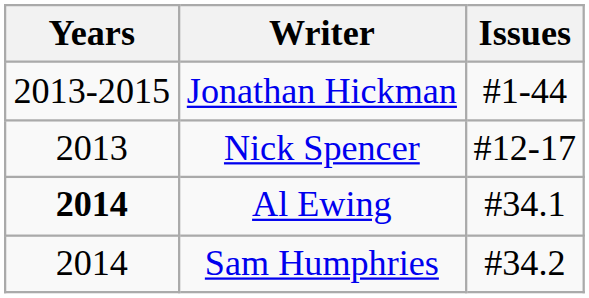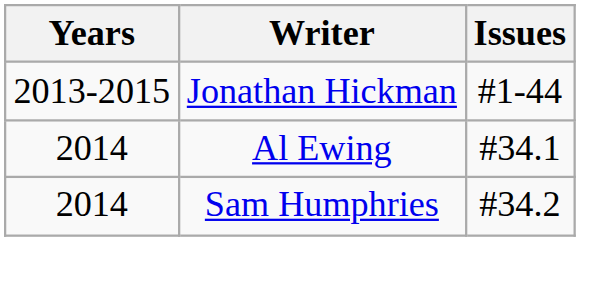- row: (322, 147)
(92, 205) bold -> (92, 147) normal
